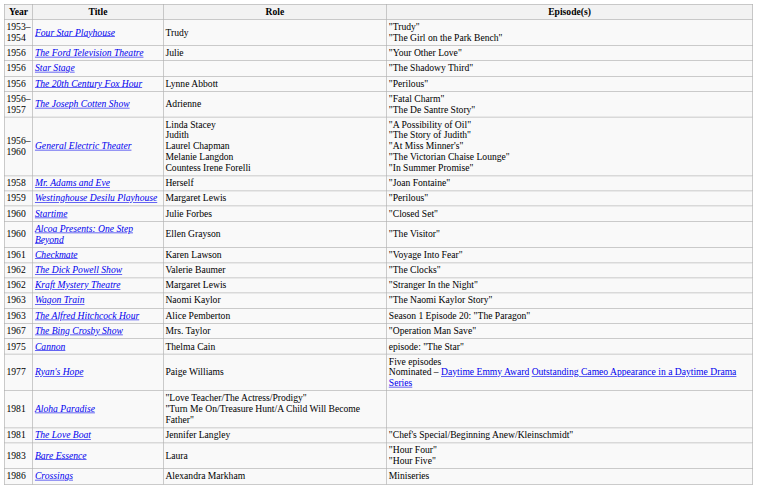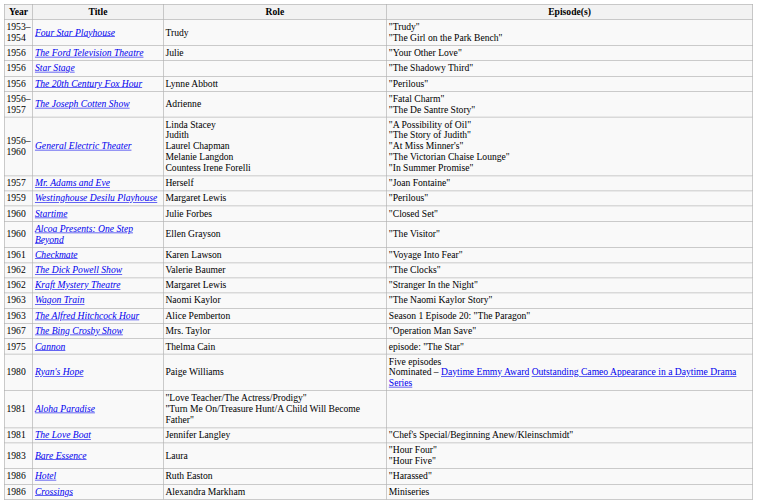(16, 183) 1958 -> (16, 183) 1957
(16, 372) 1977 -> (16, 372) 1980
+ row: (46, 476)
